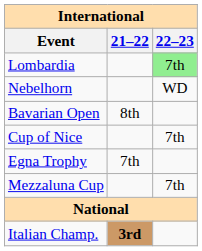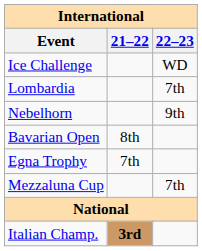+ row: (50, 64)
(175, 64) lightgreen background -> (175, 88) no background
(175, 88) WD -> (175, 112) 9th
- row: (45, 137)
